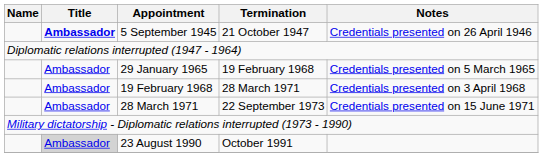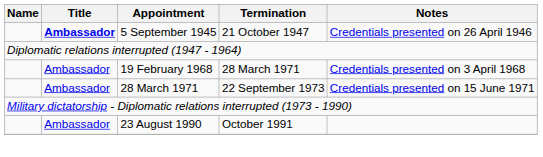- row: (164, 69)
(77, 143) lightgrey background -> (77, 124) no background
